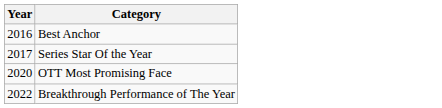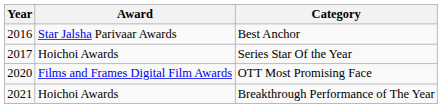+ column: (135, 14)
(20, 93) 2022 -> (20, 93) 2021
